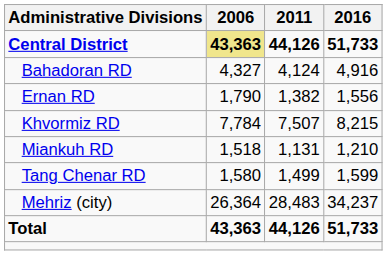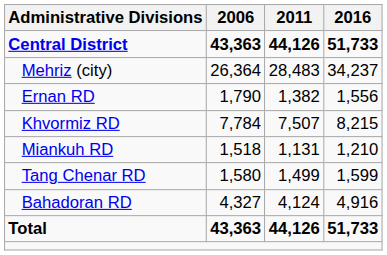(236, 44) khaki background -> (236, 44) no background
rows swapped: (77, 70) <-> (67, 202)
